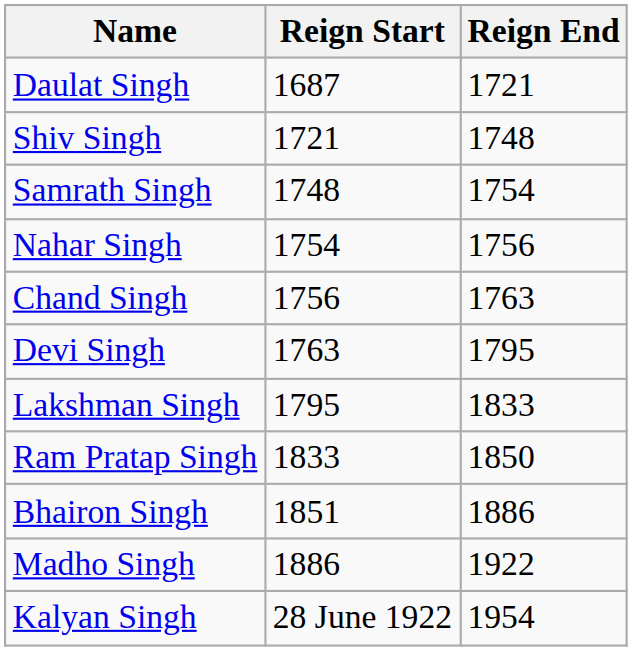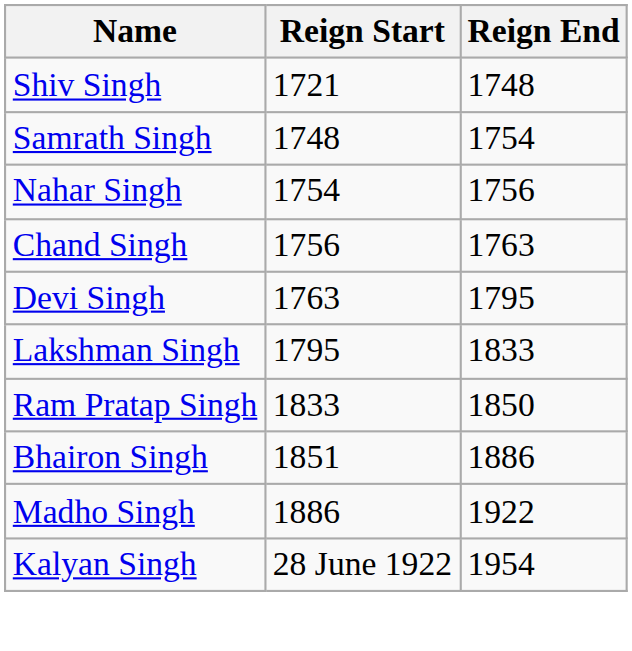- row: (101, 84)
